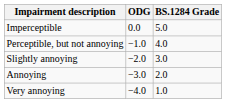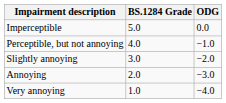columns swapped: (187, 12) <-> (139, 12)
